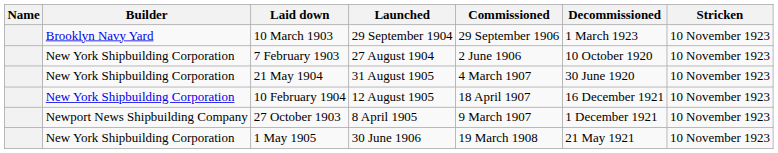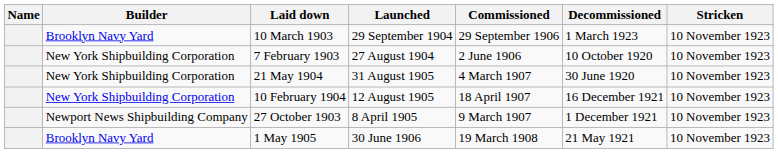(140, 138) New York Shipbuilding Corporation -> (100, 138) Brooklyn Navy Yard
